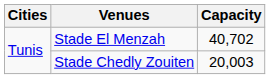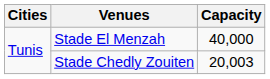(231, 39) 40,702 -> (231, 39) 40,000
